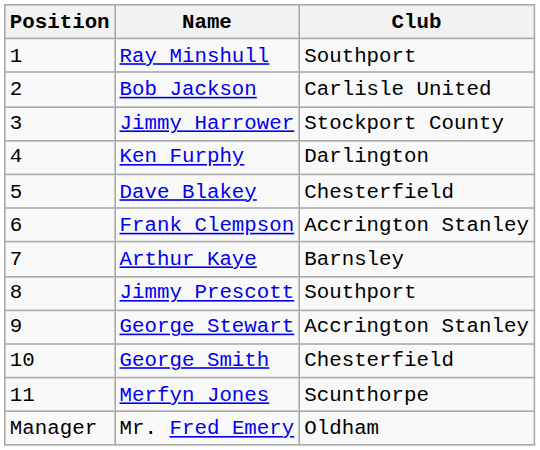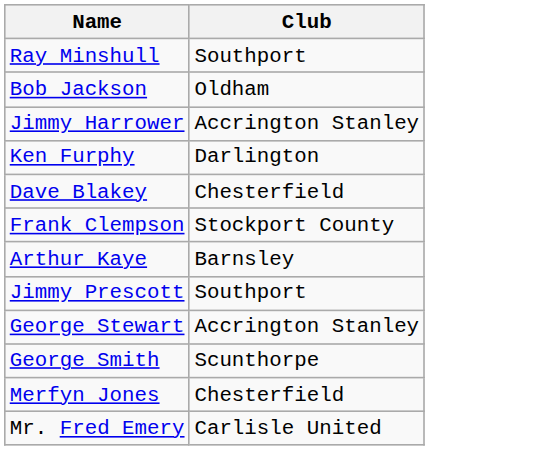- column: (60, 22)
(398, 90) Carlisle United -> (232, 90) Oldham
(404, 123) Stockport County -> (307, 123) Accrington Stanley
(417, 225) Accrington Stanley -> (294, 225) Stockport County
(379, 361) Chesterfield -> (257, 361) Scunthorpe
(367, 395) Scunthorpe -> (269, 395) Chesterfield
(342, 429) Oldham -> (288, 429) Carlisle United
